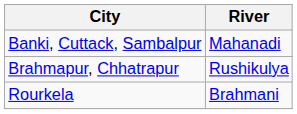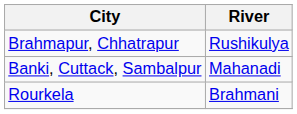rows swapped: (105, 43) <-> (94, 69)
